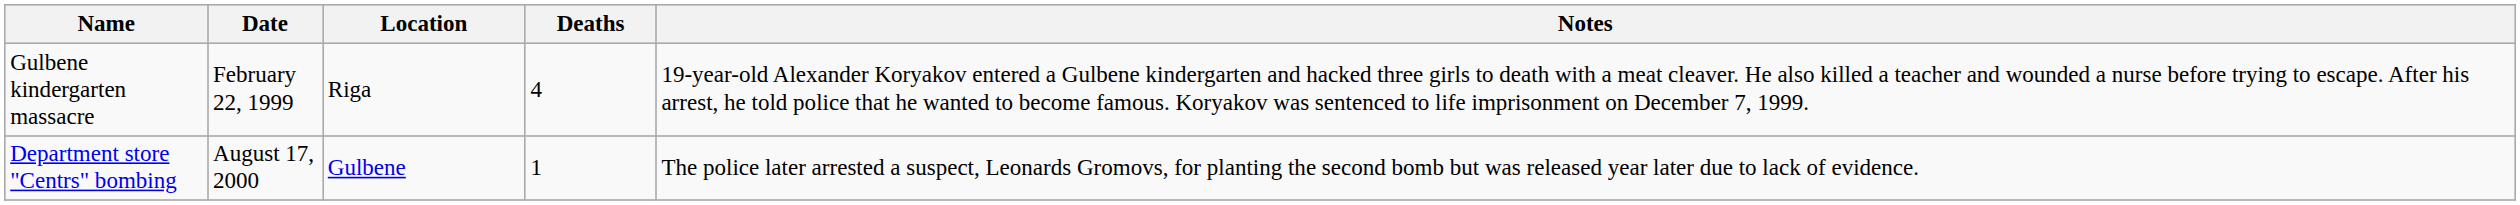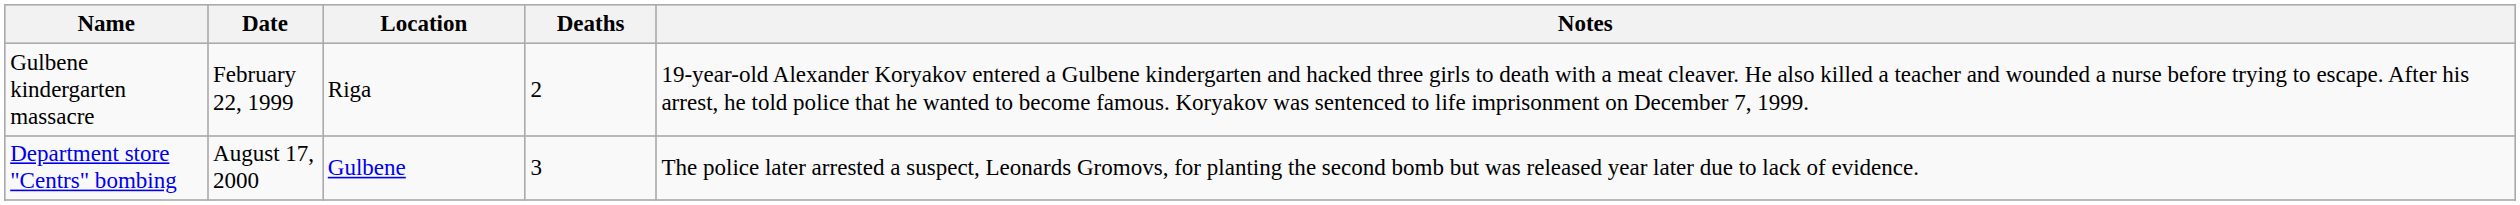(536, 89) 4 -> (536, 89) 2
(536, 167) 1 -> (536, 167) 3
